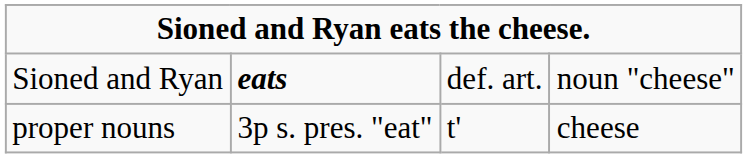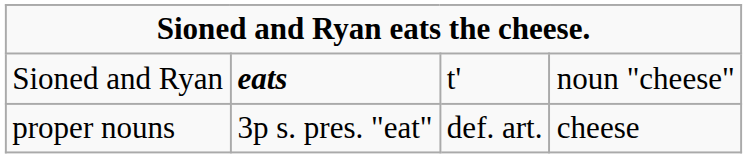(495, 78) def. art. -> (454, 78) t'
(454, 127) t' -> (495, 127) def. art.
